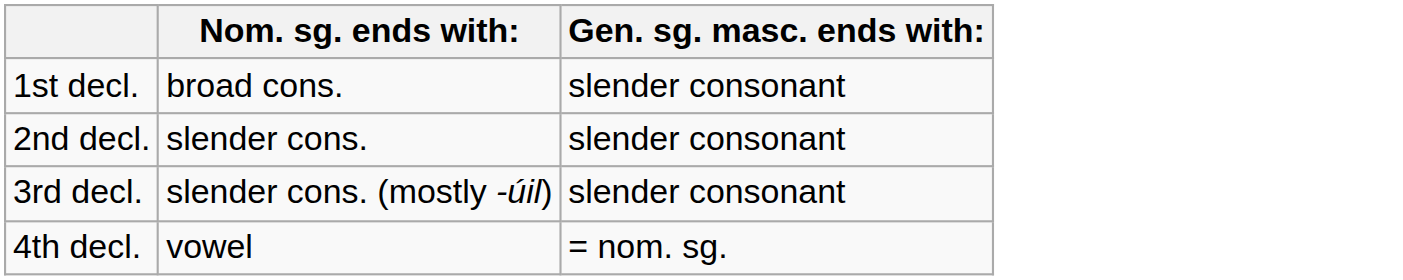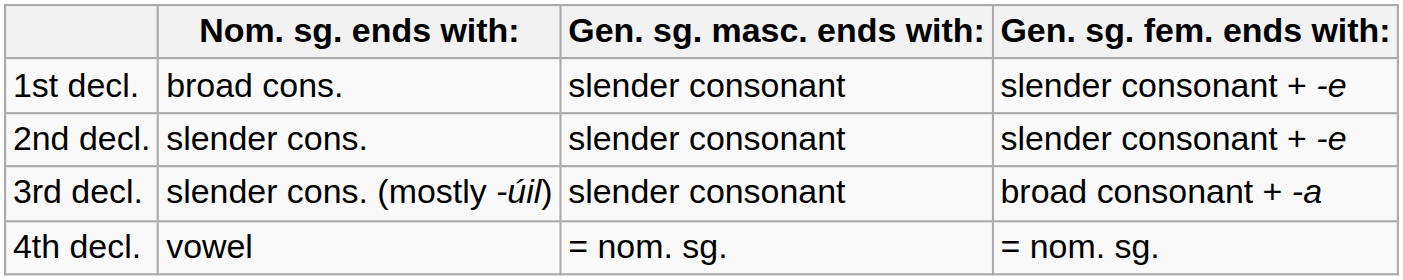+ column: (1196, 31)
